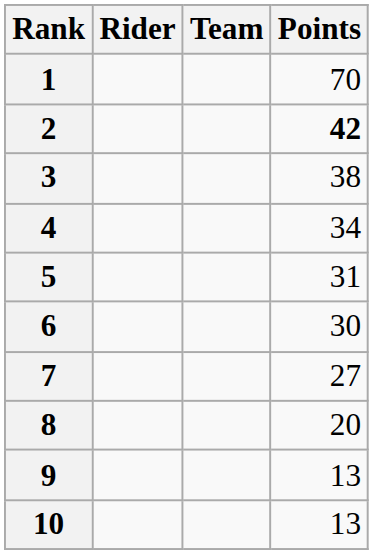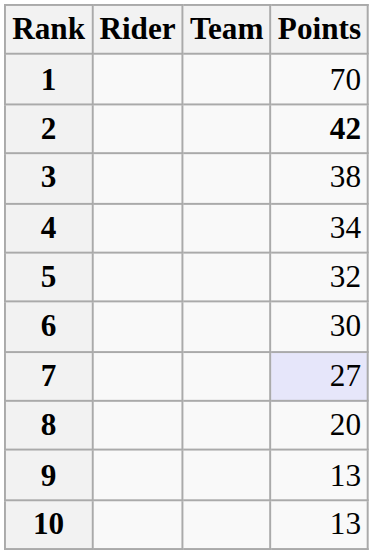(345, 276) 31 -> (345, 276) 32
(345, 375) no background -> (345, 375) lavender background
